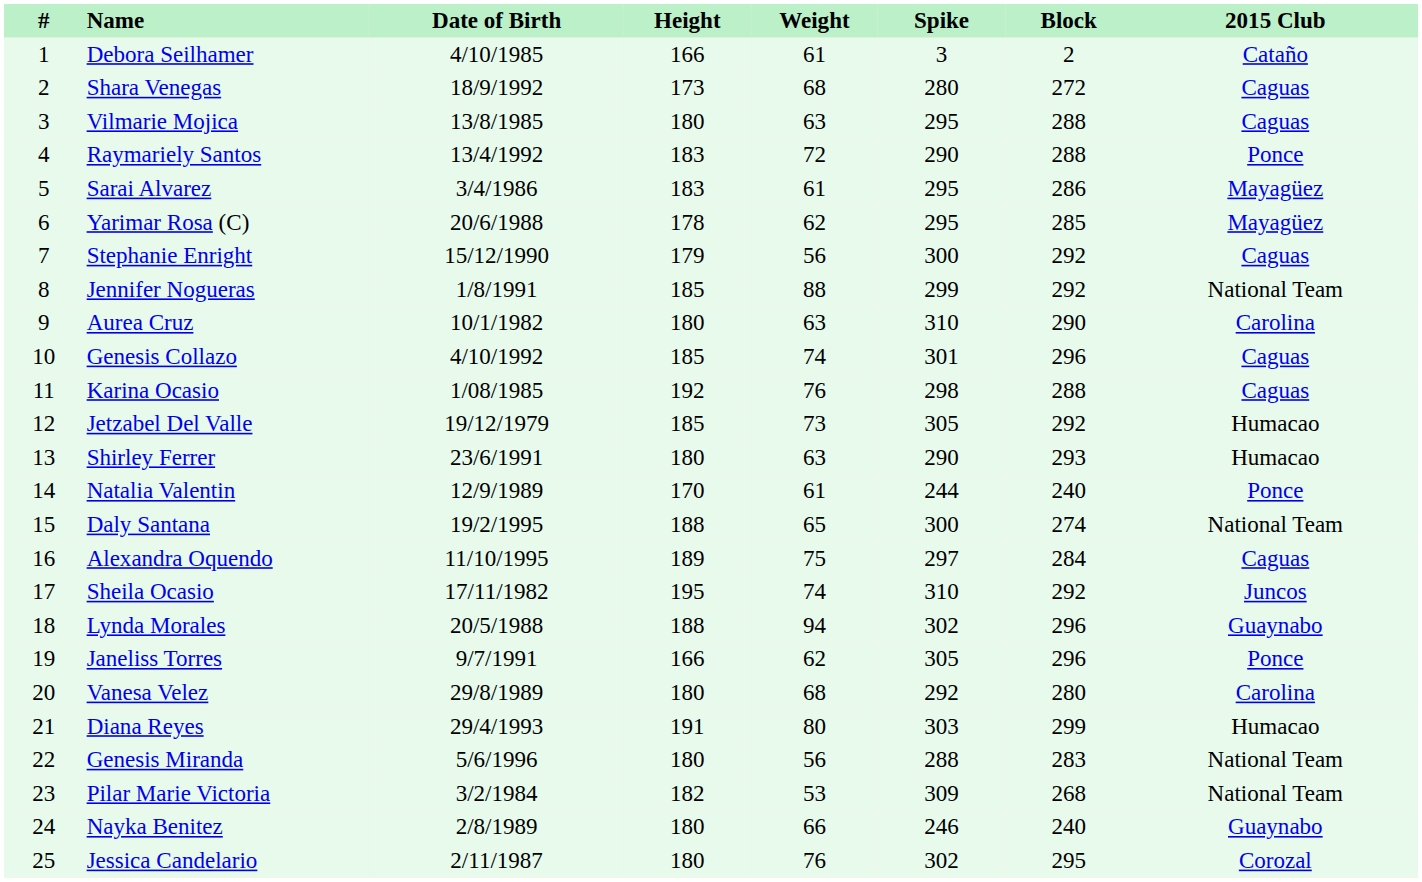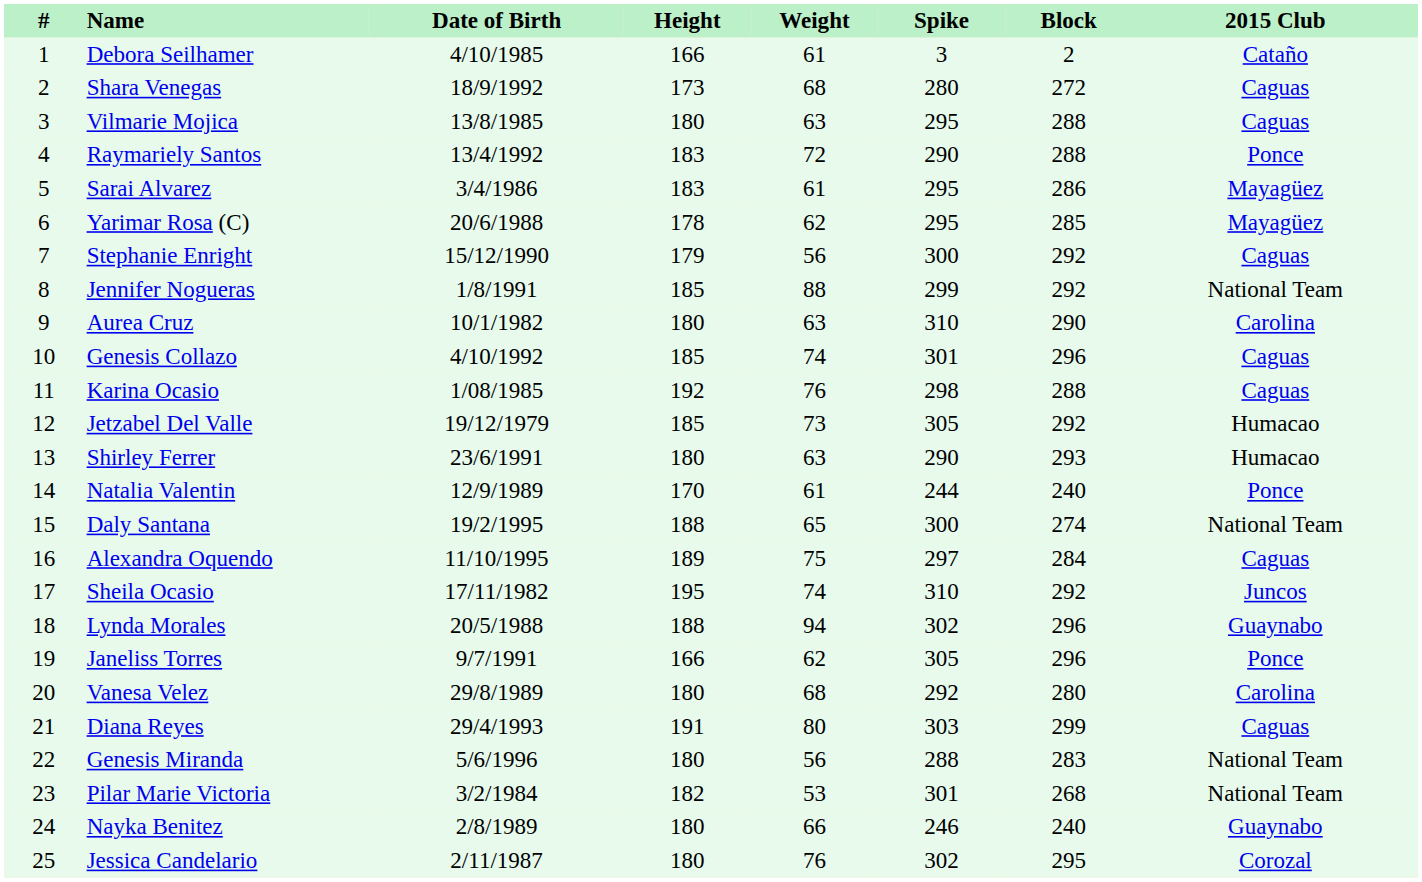(1275, 726) Humacao -> (1275, 726) Caguas
(942, 793) 309 -> (942, 793) 301
